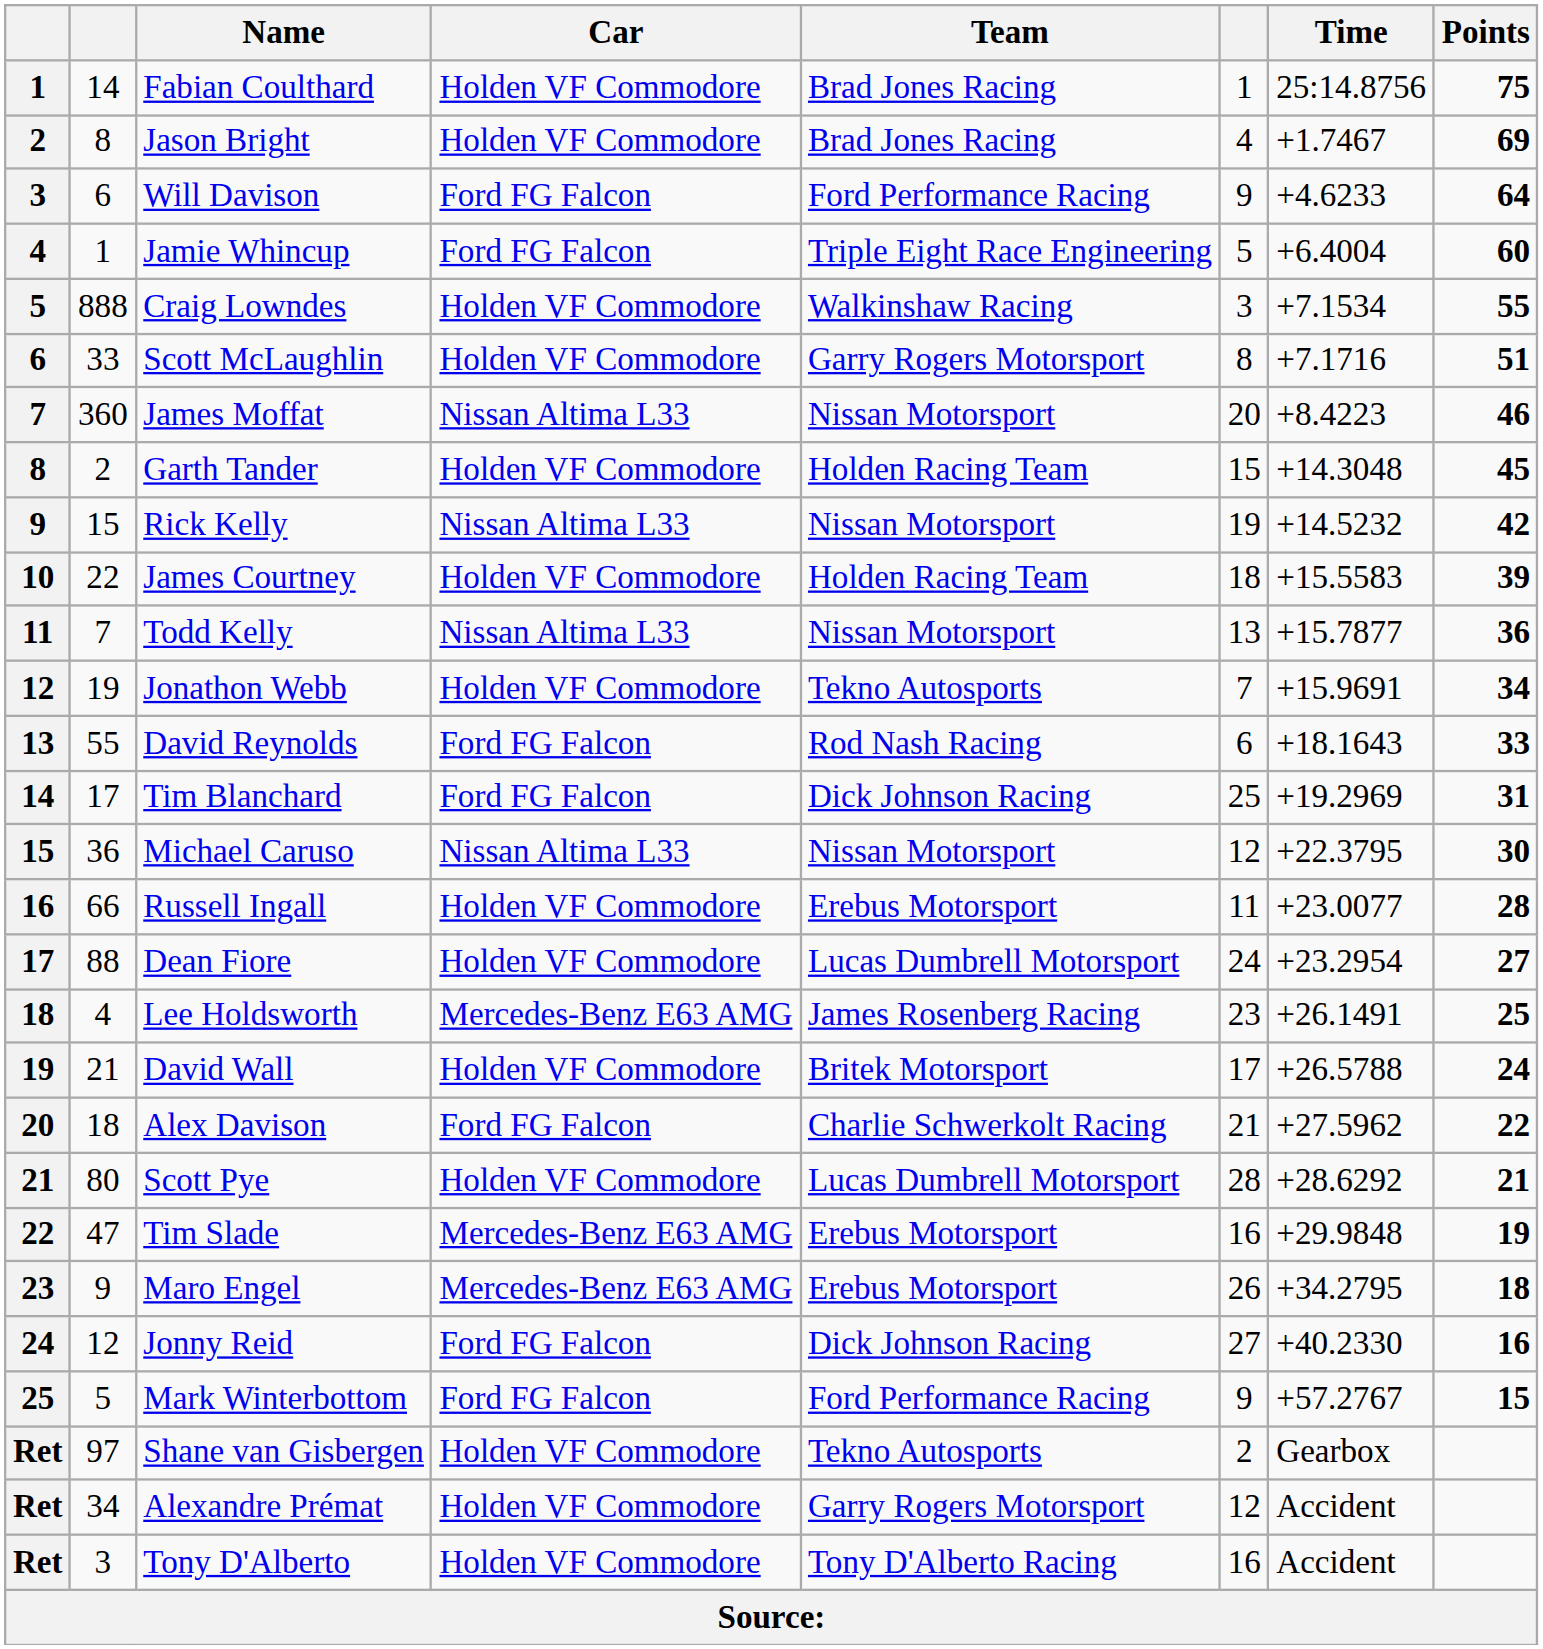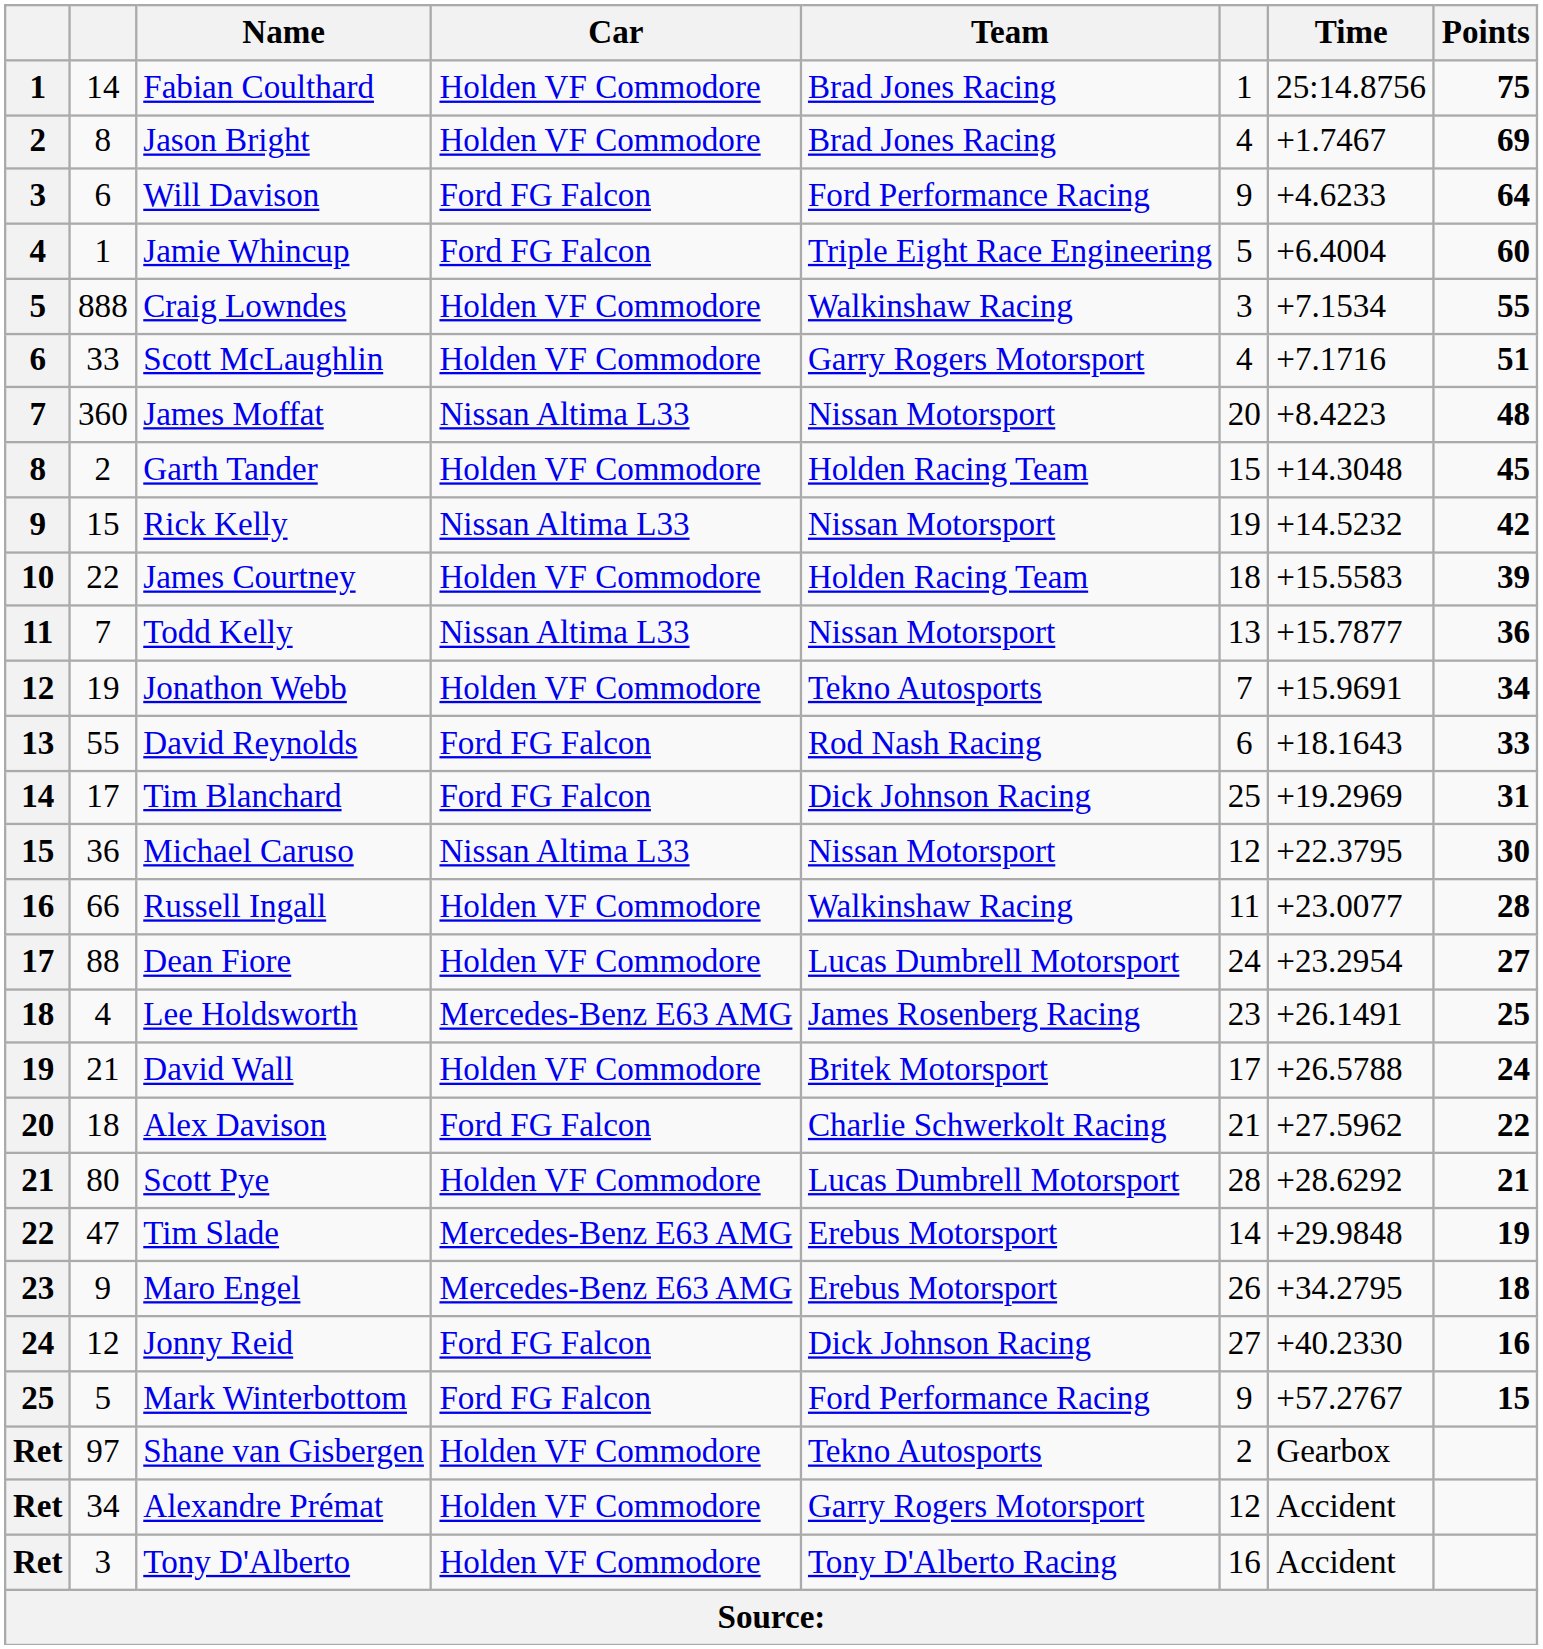(1244, 359) 8 -> (1244, 359) 4
(1513, 414) 46 -> (1513, 414) 48
(933, 906) Erebus Motorsport -> (940, 906) Walkinshaw Racing
(1244, 1233) 16 -> (1244, 1233) 14
